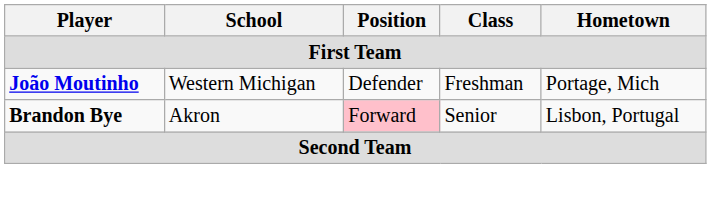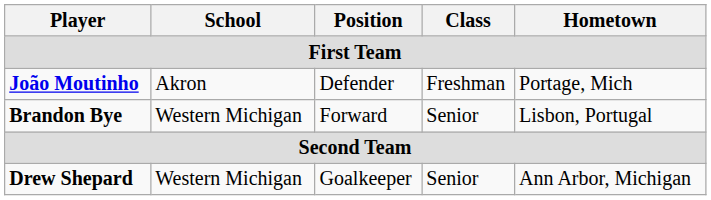(242, 83) Western Michigan -> (181, 83) Akron
(194, 115) Akron -> (229, 115) Western Michigan
(382, 115) pink background -> (353, 115) no background
+ row: (71, 178)
